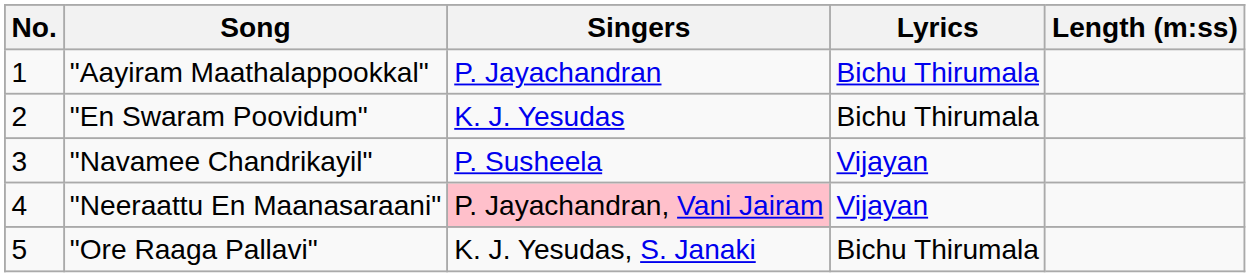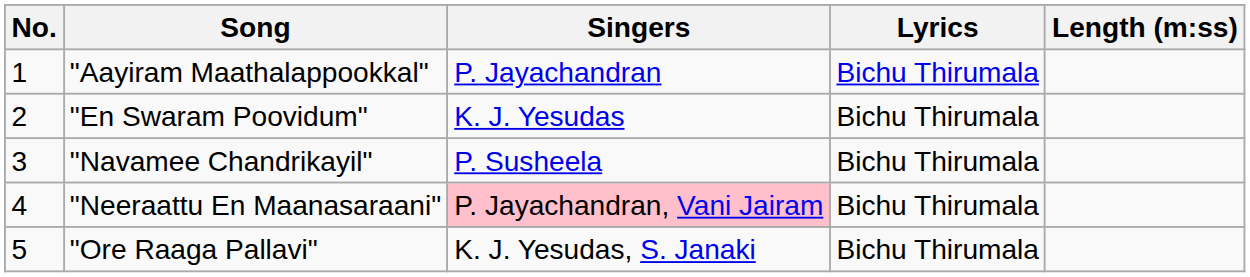(882, 161) Vijayan -> (938, 161) Bichu Thirumala
(882, 205) Vijayan -> (938, 205) Bichu Thirumala
